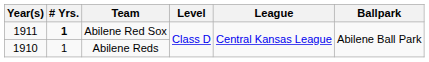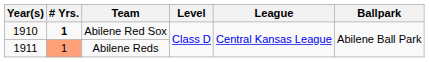(25, 31) 1911 -> (25, 31) 1910
(25, 48) 1910 -> (25, 48) 1911
(64, 48) no background -> (64, 48) lightsalmon background
